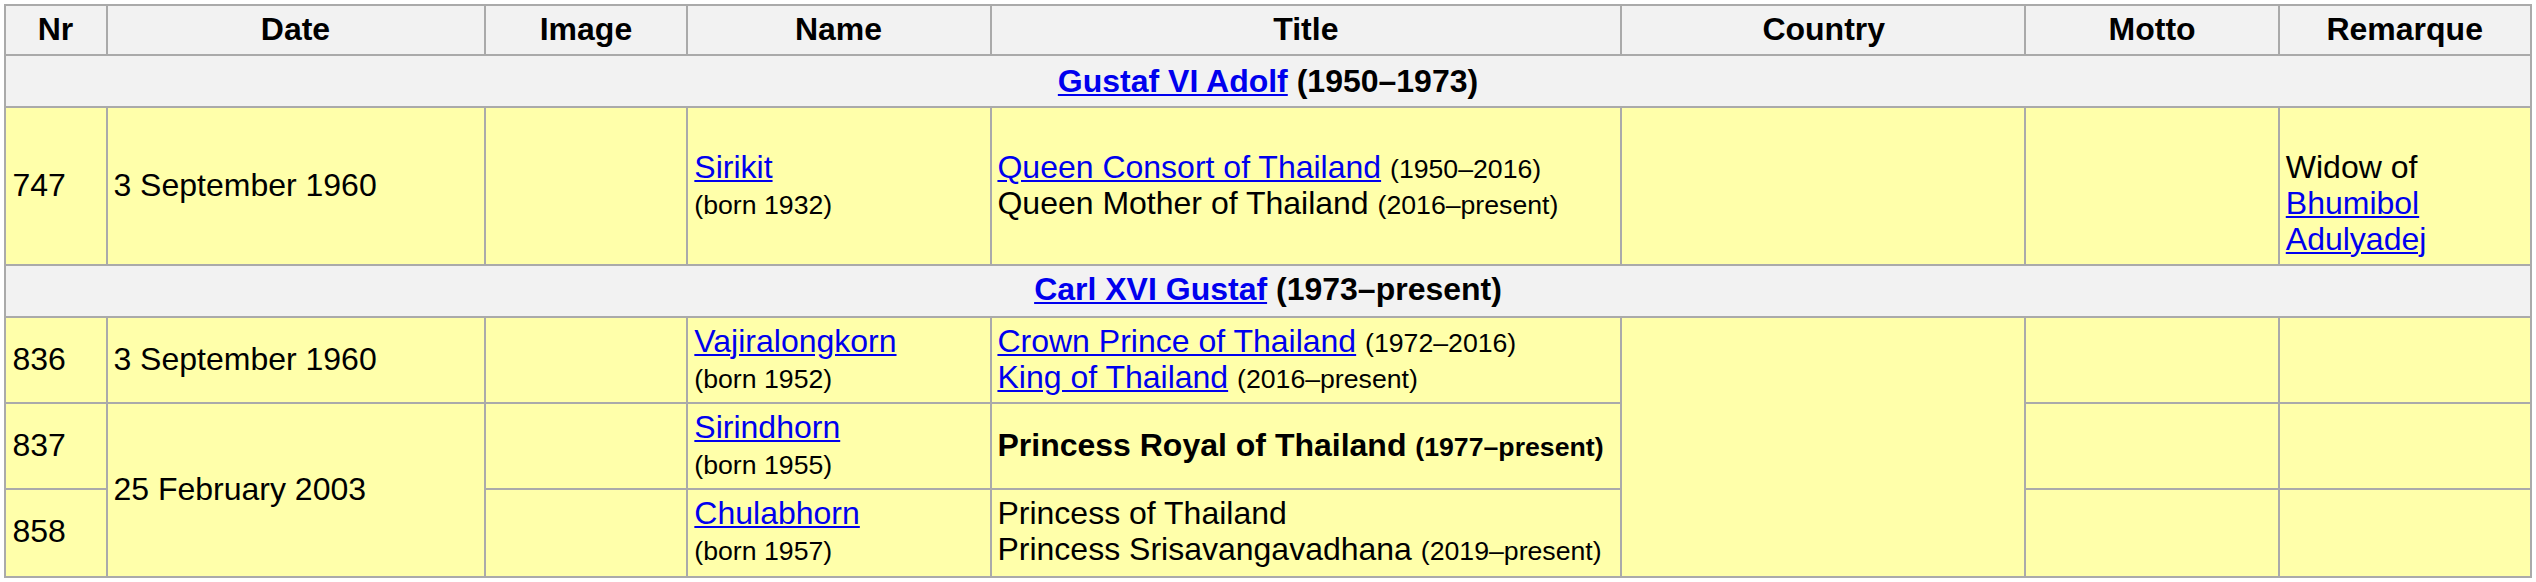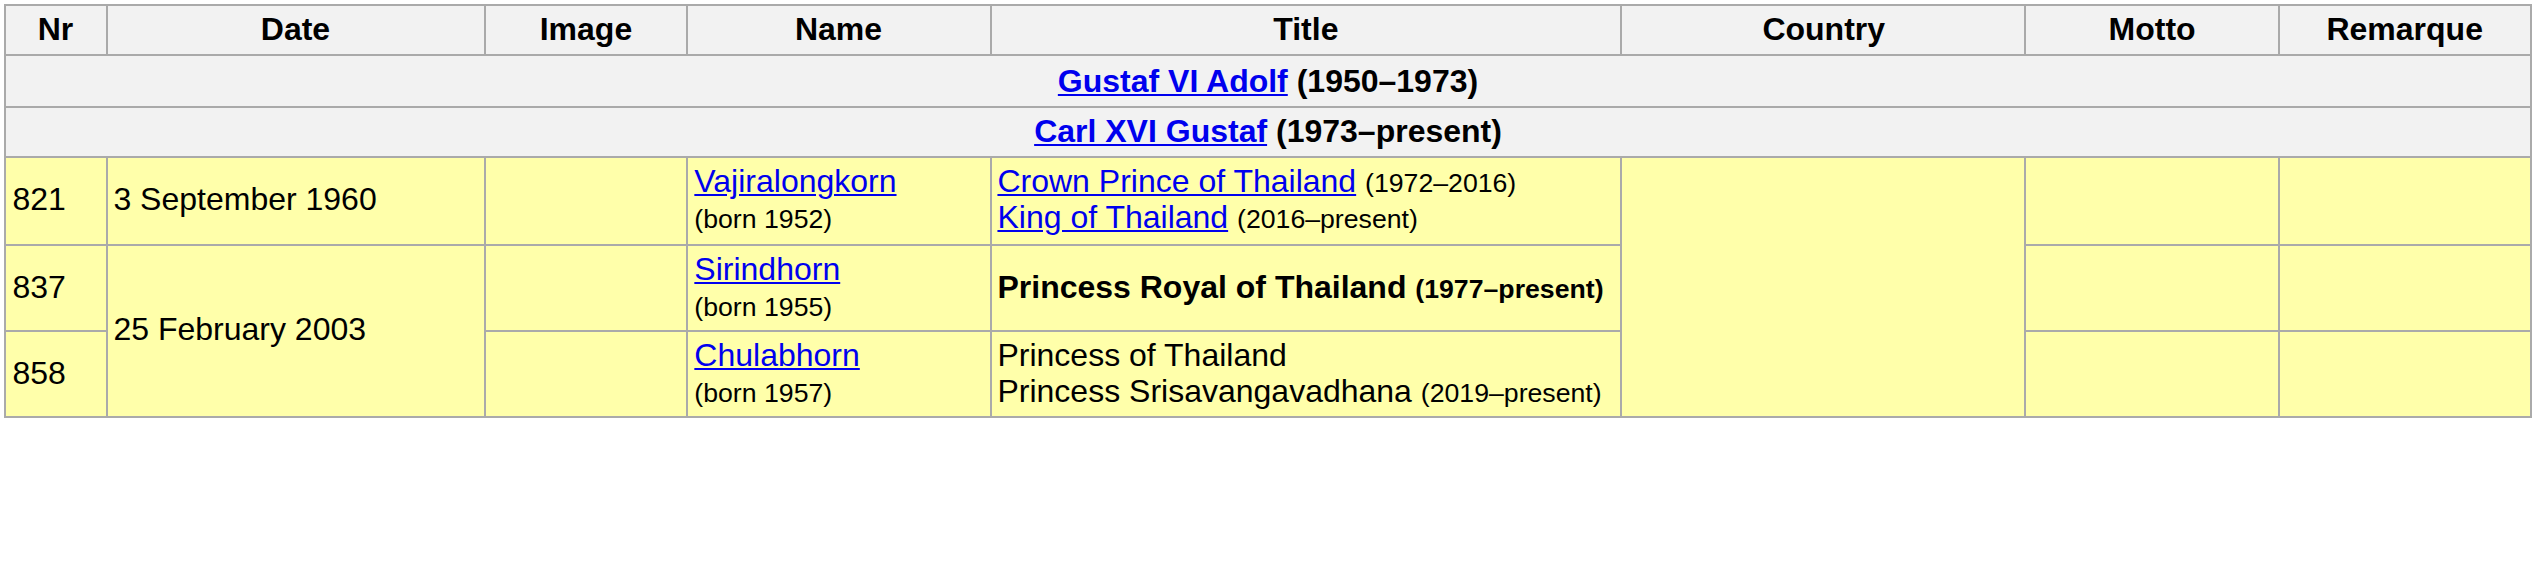- row: (763, 185)
(39, 358) 836 -> (39, 200) 821
